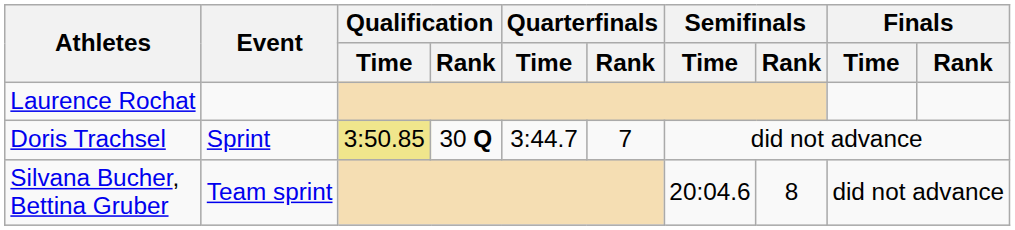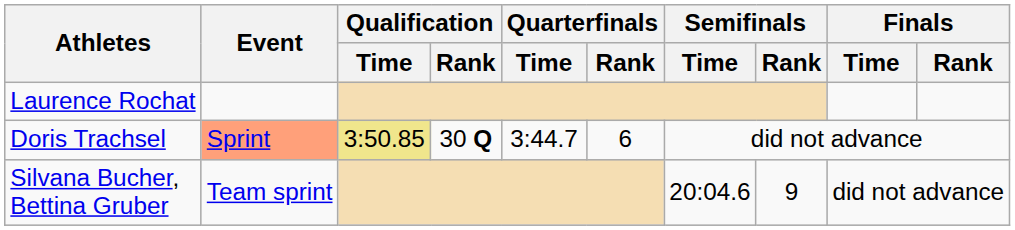(239, 139) no background -> (239, 139) lightsalmon background
(625, 139) 7 -> (625, 139) 6
(791, 191) 8 -> (791, 191) 9
